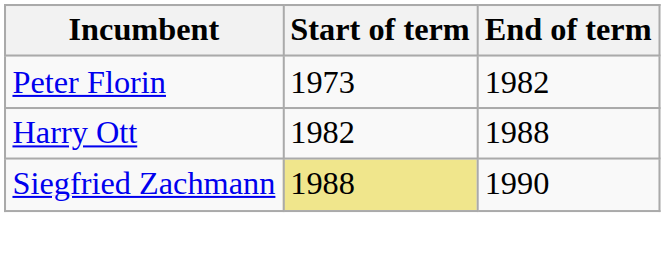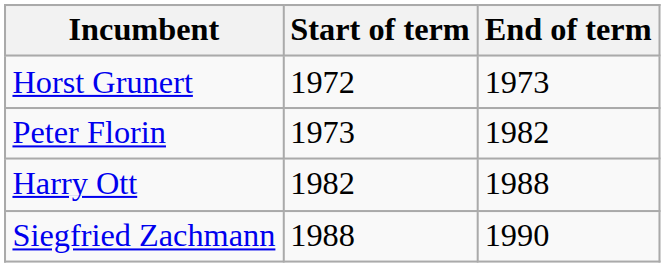+ row: (103, 81)
(323, 183) khaki background -> (323, 235) no background
